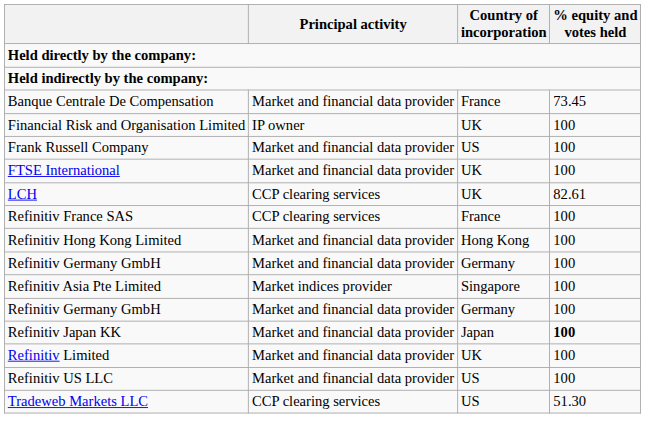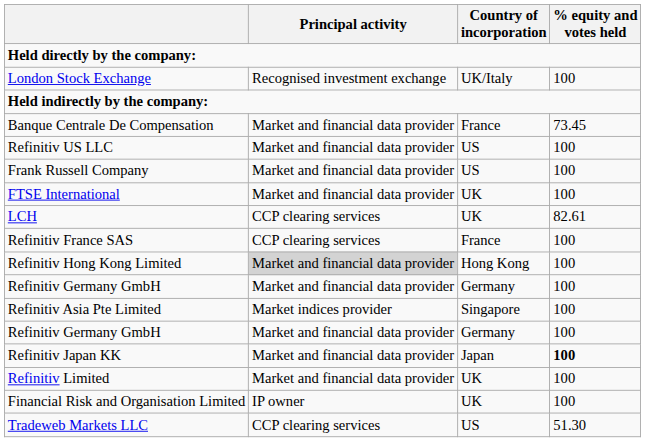+ row: (79, 78)
rows swapped: (127, 124) <-> (60, 378)
(353, 240) no background -> (353, 263) lightgrey background
